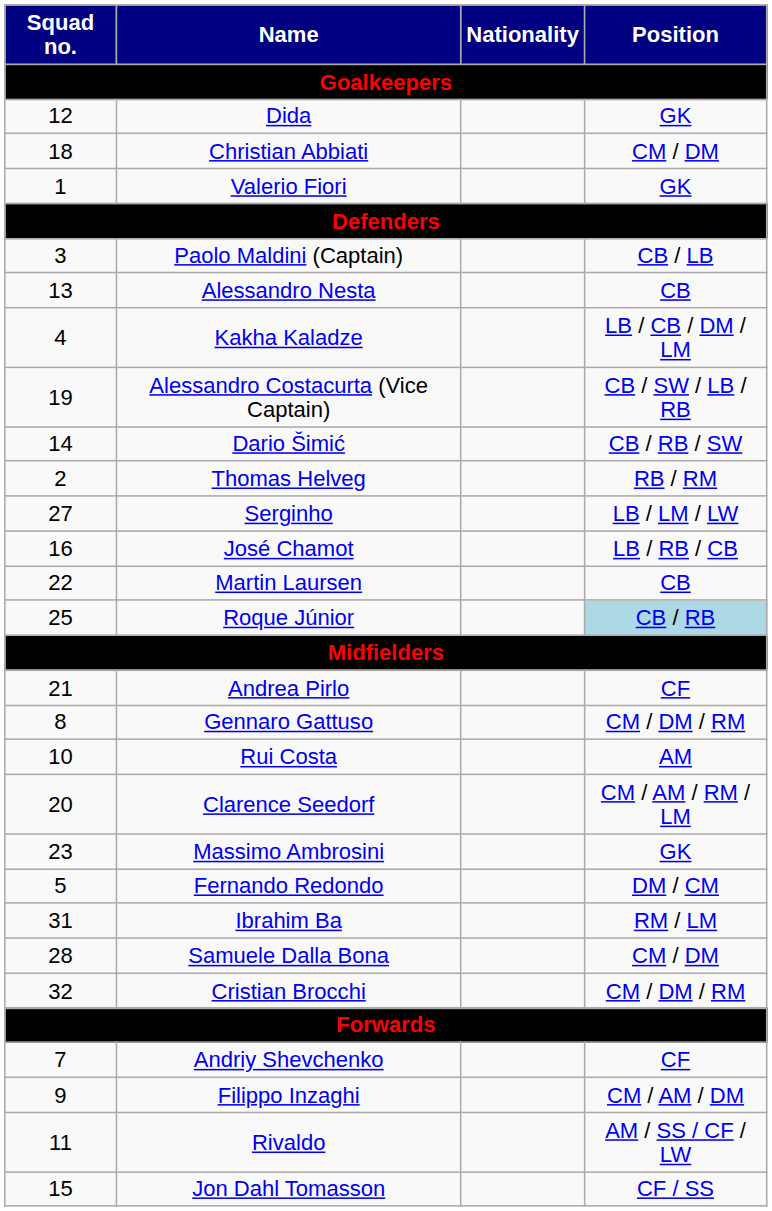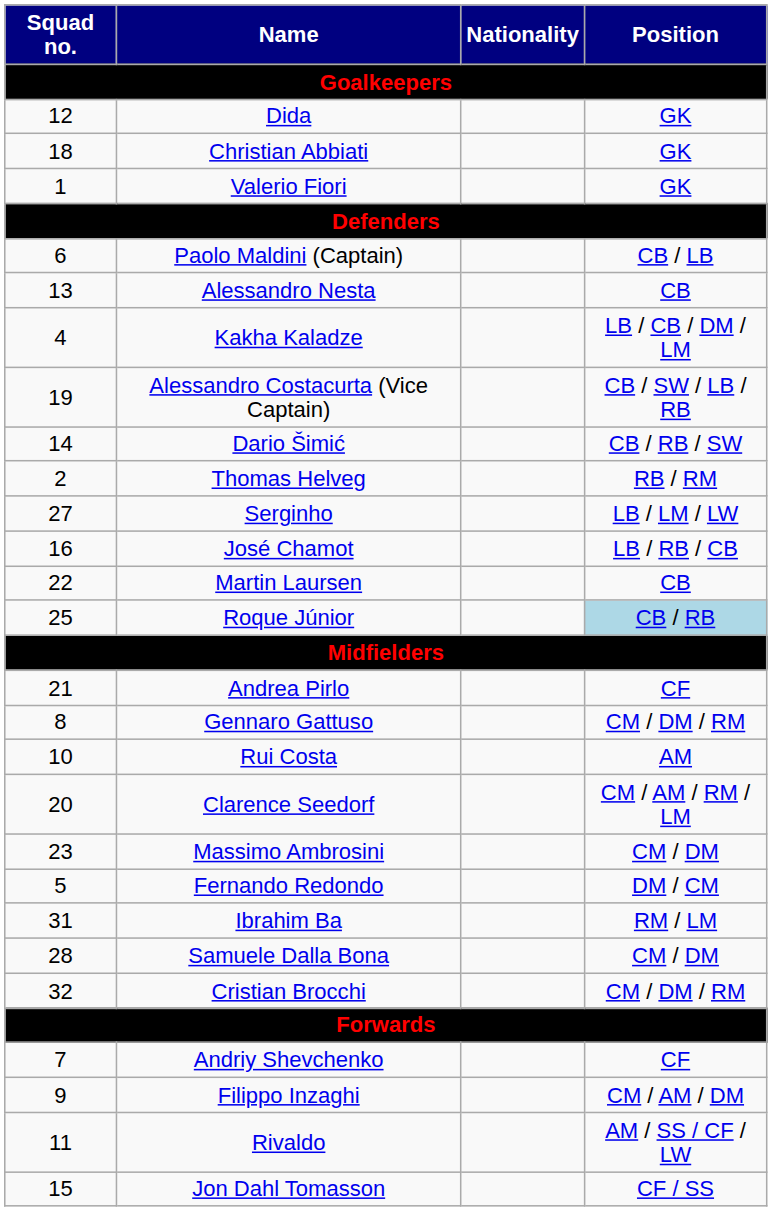(676, 151) CM / DM -> (676, 151) GK
(60, 256) 3 -> (60, 256) 6
(676, 851) GK -> (676, 851) CM / DM
